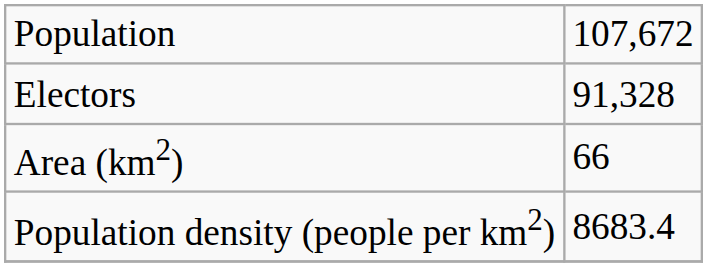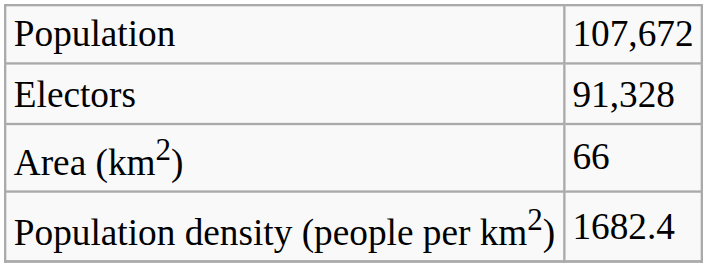(624, 226) 8683.4 -> (624, 226) 1682.4
